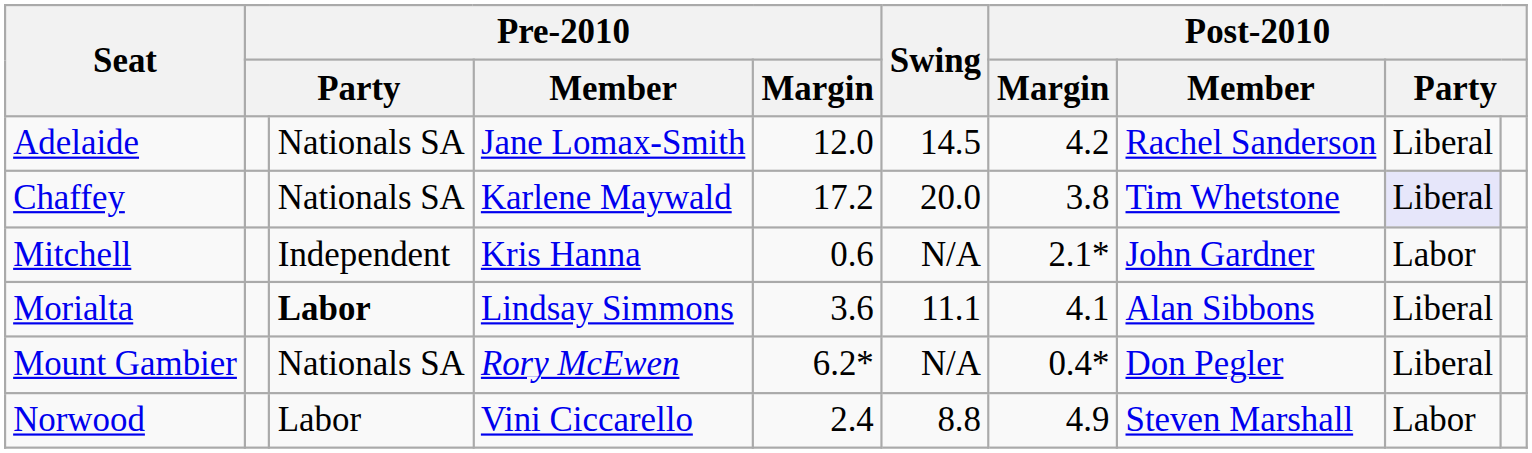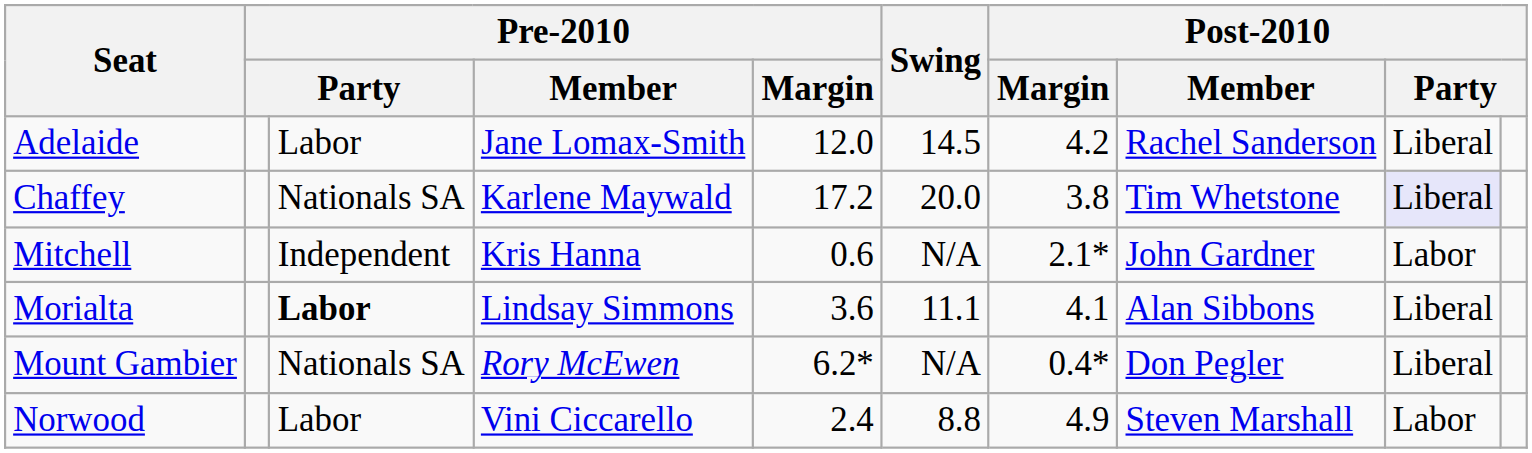(371, 142) Nationals SA -> (319, 142) Labor
